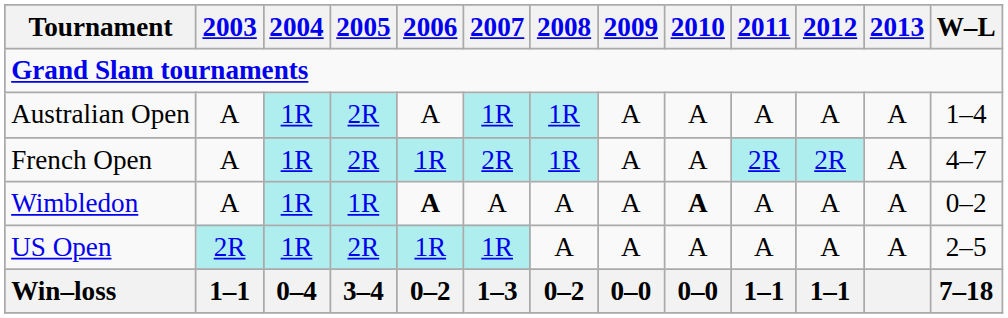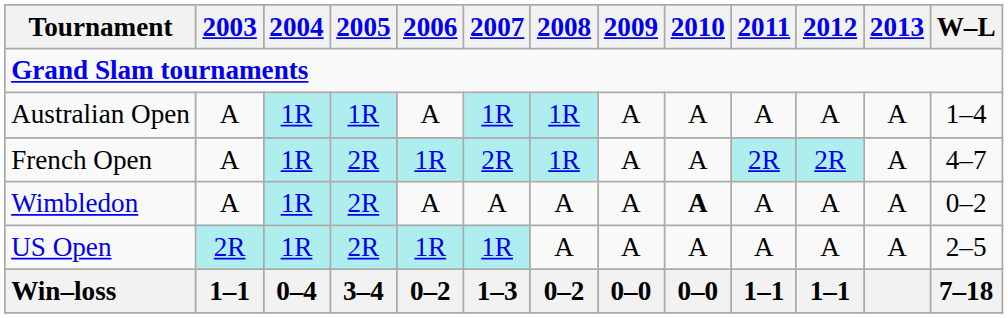(363, 114) 2R -> (363, 114) 1R
(363, 202) 1R -> (363, 202) 2R
(430, 202) bold -> (430, 202) normal
